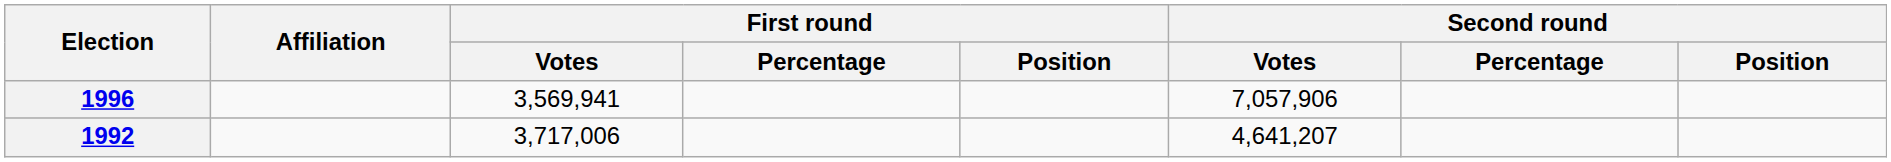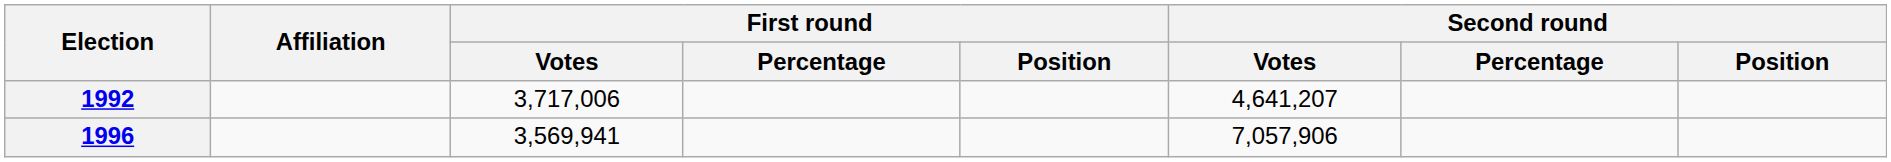rows swapped: (108, 136) <-> (108, 99)
